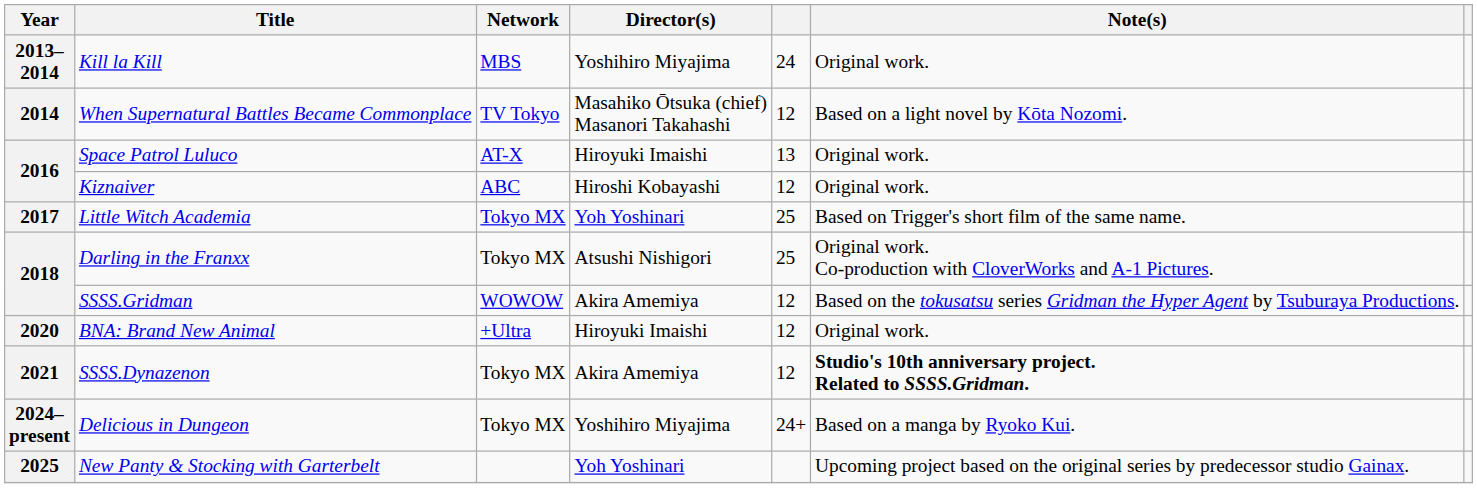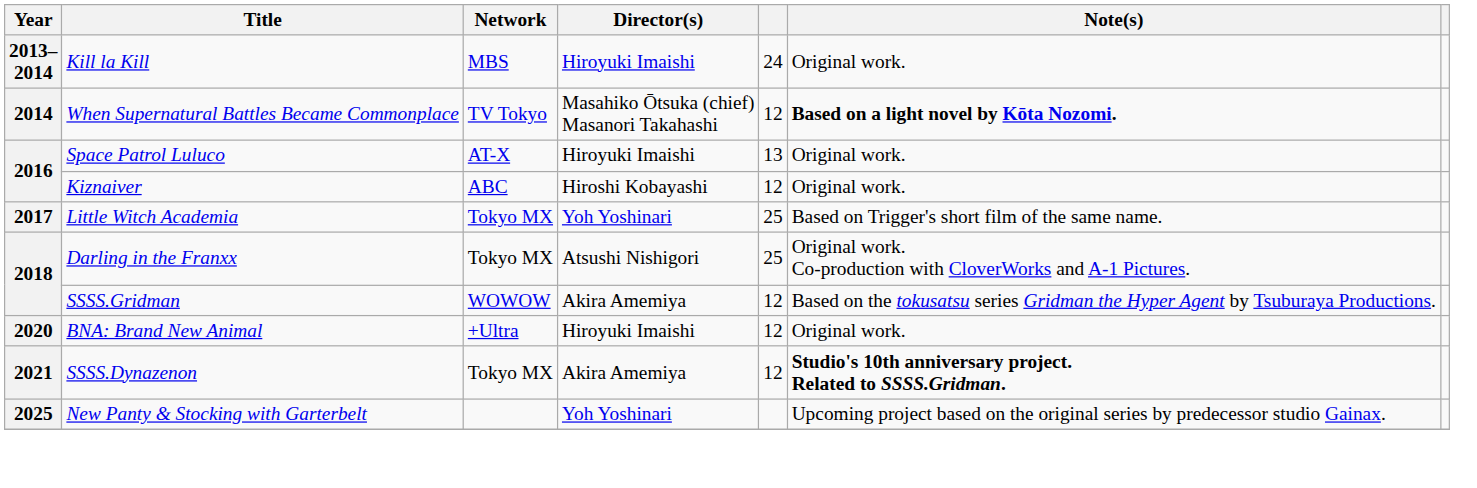(652, 61) Yoshihiro Miyajima -> (628, 61) Hiroyuki Imaishi
(971, 113) normal -> (954, 113) bold
- row: (164, 424)
